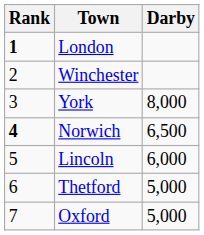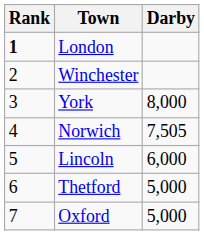(13, 131) bold -> (13, 131) normal
(167, 131) 6,500 -> (167, 131) 7,505
